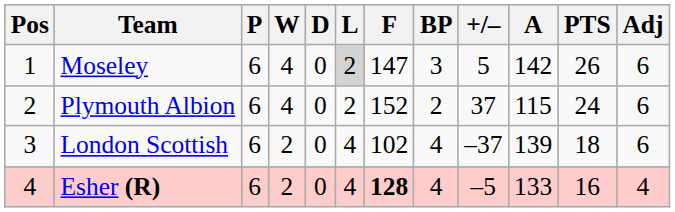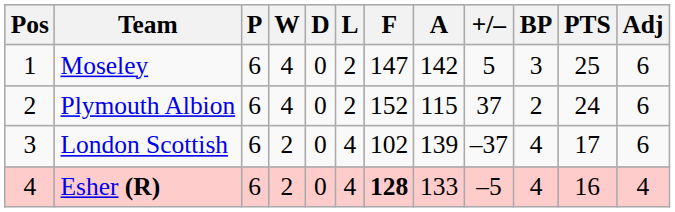columns swapped: (533, 24) <-> (436, 24)
(350, 65) lightgrey background -> (350, 65) no background
(587, 65) 26 -> (587, 65) 25
(587, 145) 18 -> (587, 145) 17
